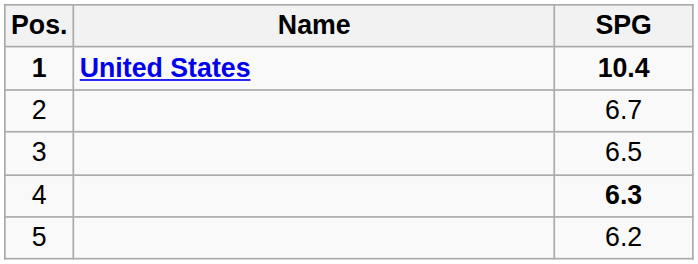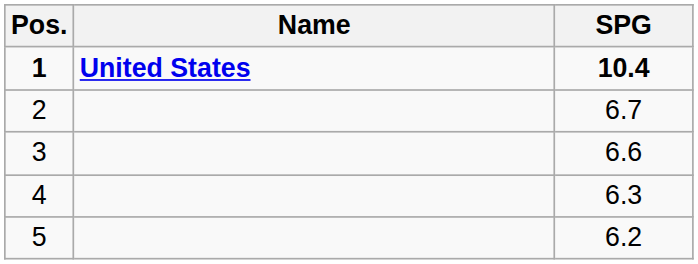(624, 152) 6.5 -> (624, 152) 6.6
(624, 195) bold -> (624, 195) normal
